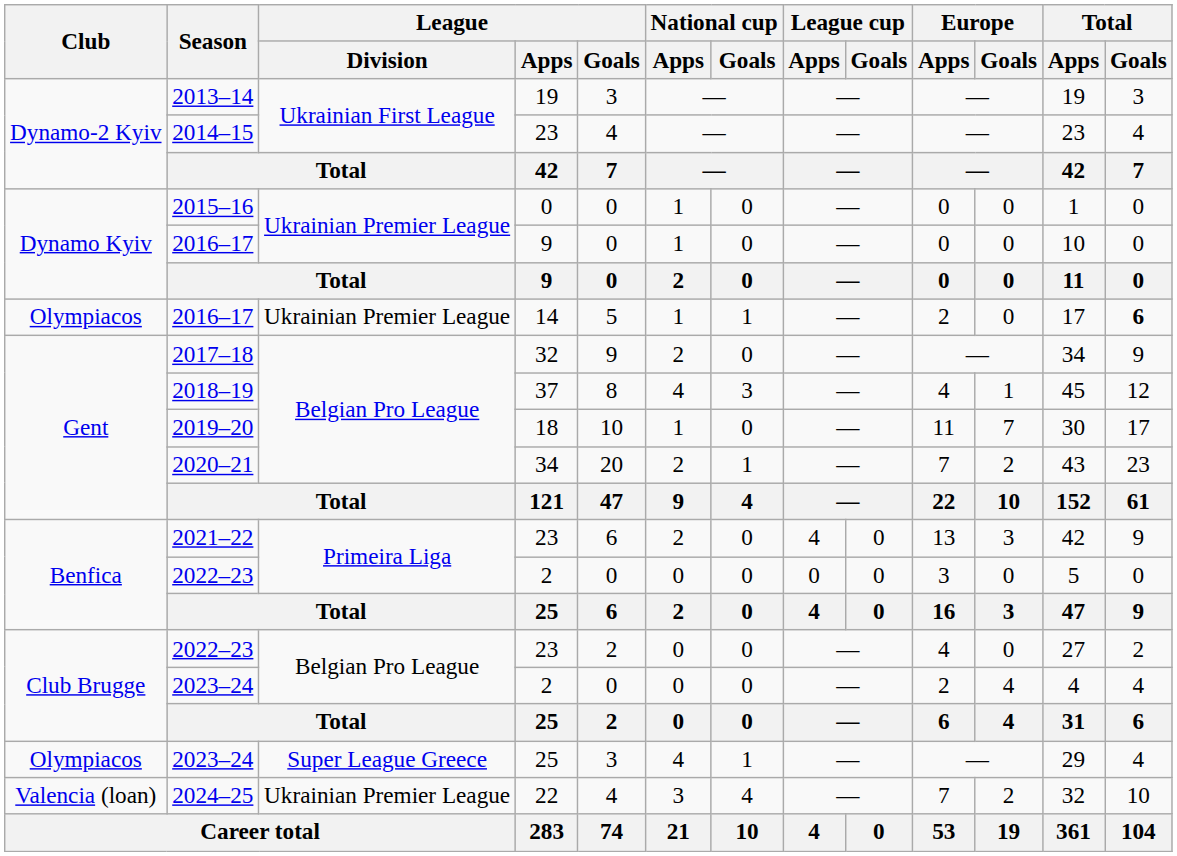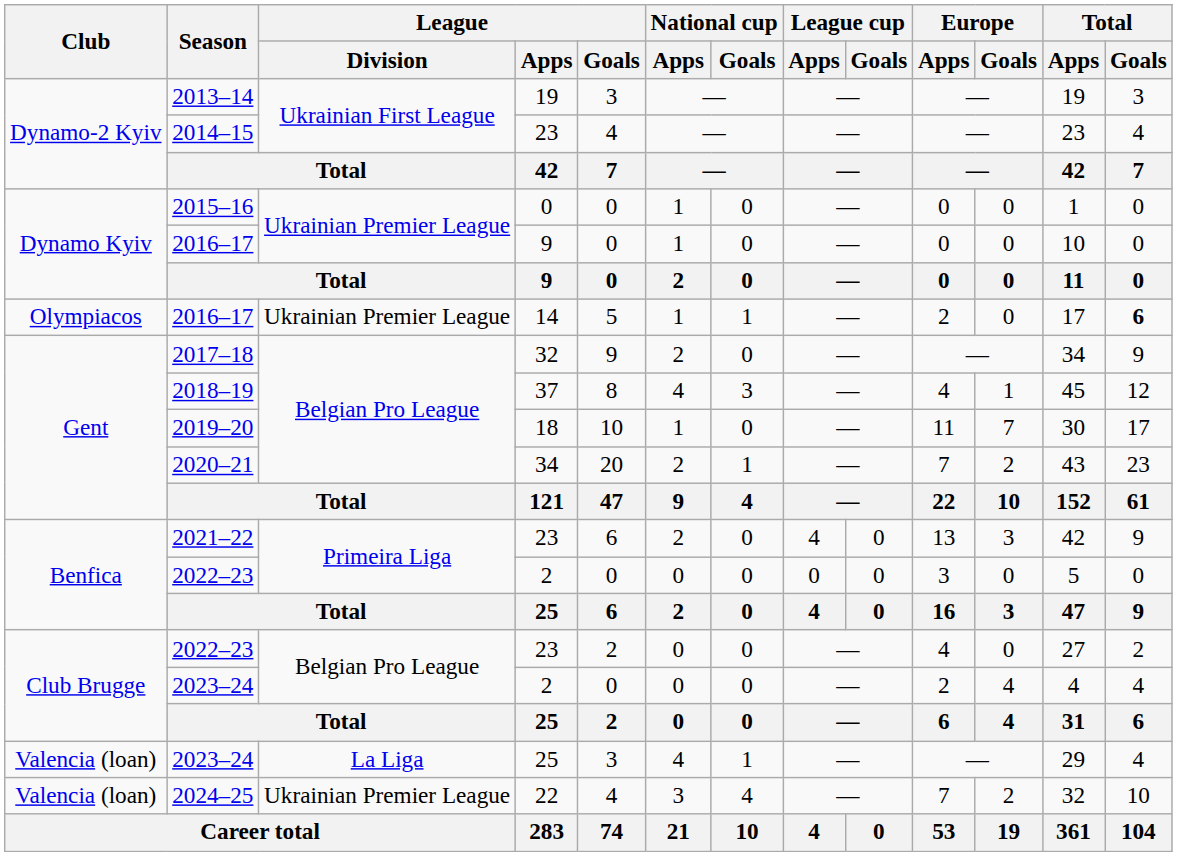(86, 758) Olympiacos -> (86, 758) Valencia (loan)
(387, 758) Super League Greece -> (387, 758) La Liga
